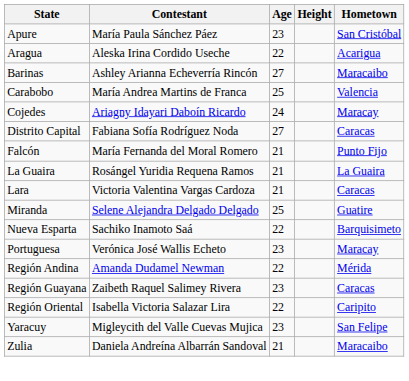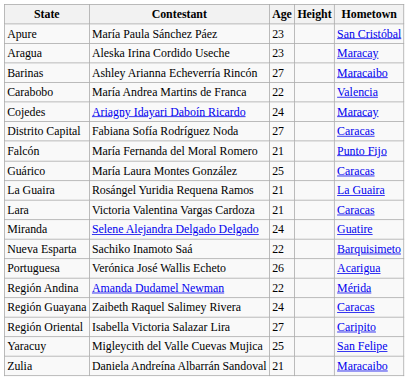(278, 53) 22 -> (278, 53) 23
(359, 53) Acarigua -> (358, 53) Maracay
(278, 92) 25 -> (278, 92) 22
+ row: (26, 170)
(278, 209) 25 -> (278, 229) 24
(278, 249) 23 -> (278, 268) 26
(358, 249) Maracay -> (359, 268) Acarigua
(278, 288) 23 -> (278, 307) 24
(278, 307) 22 -> (278, 327) 27
(278, 327) 23 -> (278, 346) 25
